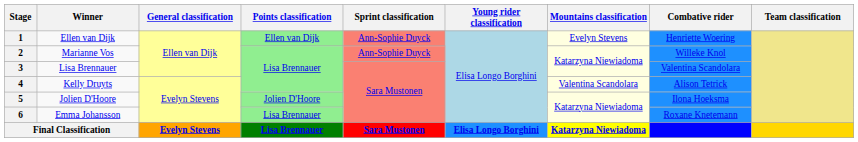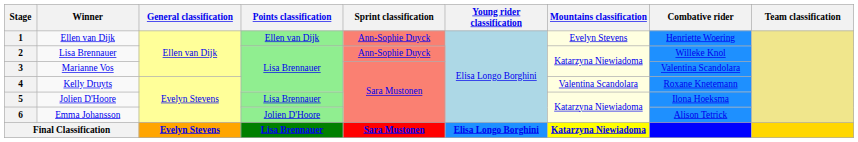(88, 53) Marianne Vos -> (88, 53) Lisa Brennauer
(88, 68) Lisa Brennauer -> (88, 68) Marianne Vos
(701, 83) Alison Tetrick -> (701, 83) Roxane Knetemann
(292, 99) Jolien D'Hoore -> (292, 99) Lisa Brennauer
(292, 114) Lisa Brennauer -> (292, 114) Jolien D'Hoore
(701, 114) Roxane Knetemann -> (701, 114) Alison Tetrick
